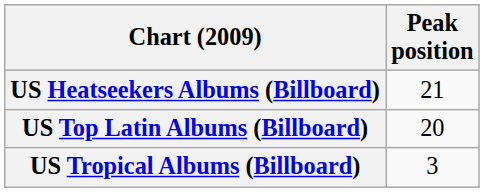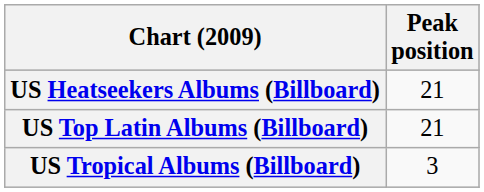(432, 128) 20 -> (432, 128) 21
